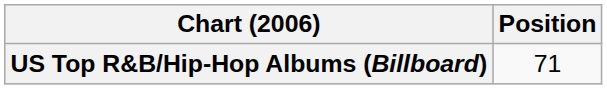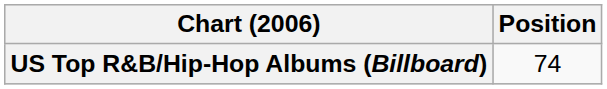(548, 63) 71 -> (548, 63) 74
